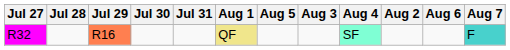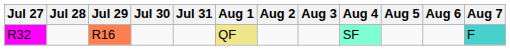columns swapped: (402, 14) <-> (278, 14)
